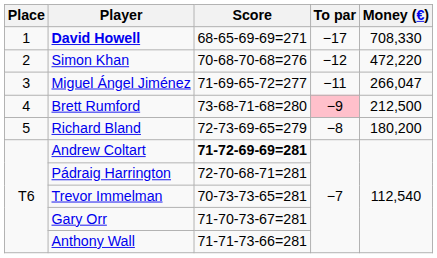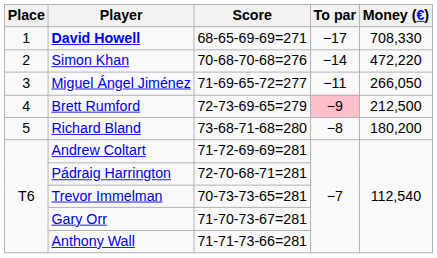(335, 60) −12 -> (335, 60) −14
(396, 83) 266,047 -> (396, 83) 266,050
(252, 106) 73-68-71-68=280 -> (252, 106) 72-73-69-65=279
(252, 128) 72-73-69-65=279 -> (252, 128) 73-68-71-68=280
(252, 151) bold -> (252, 151) normal
